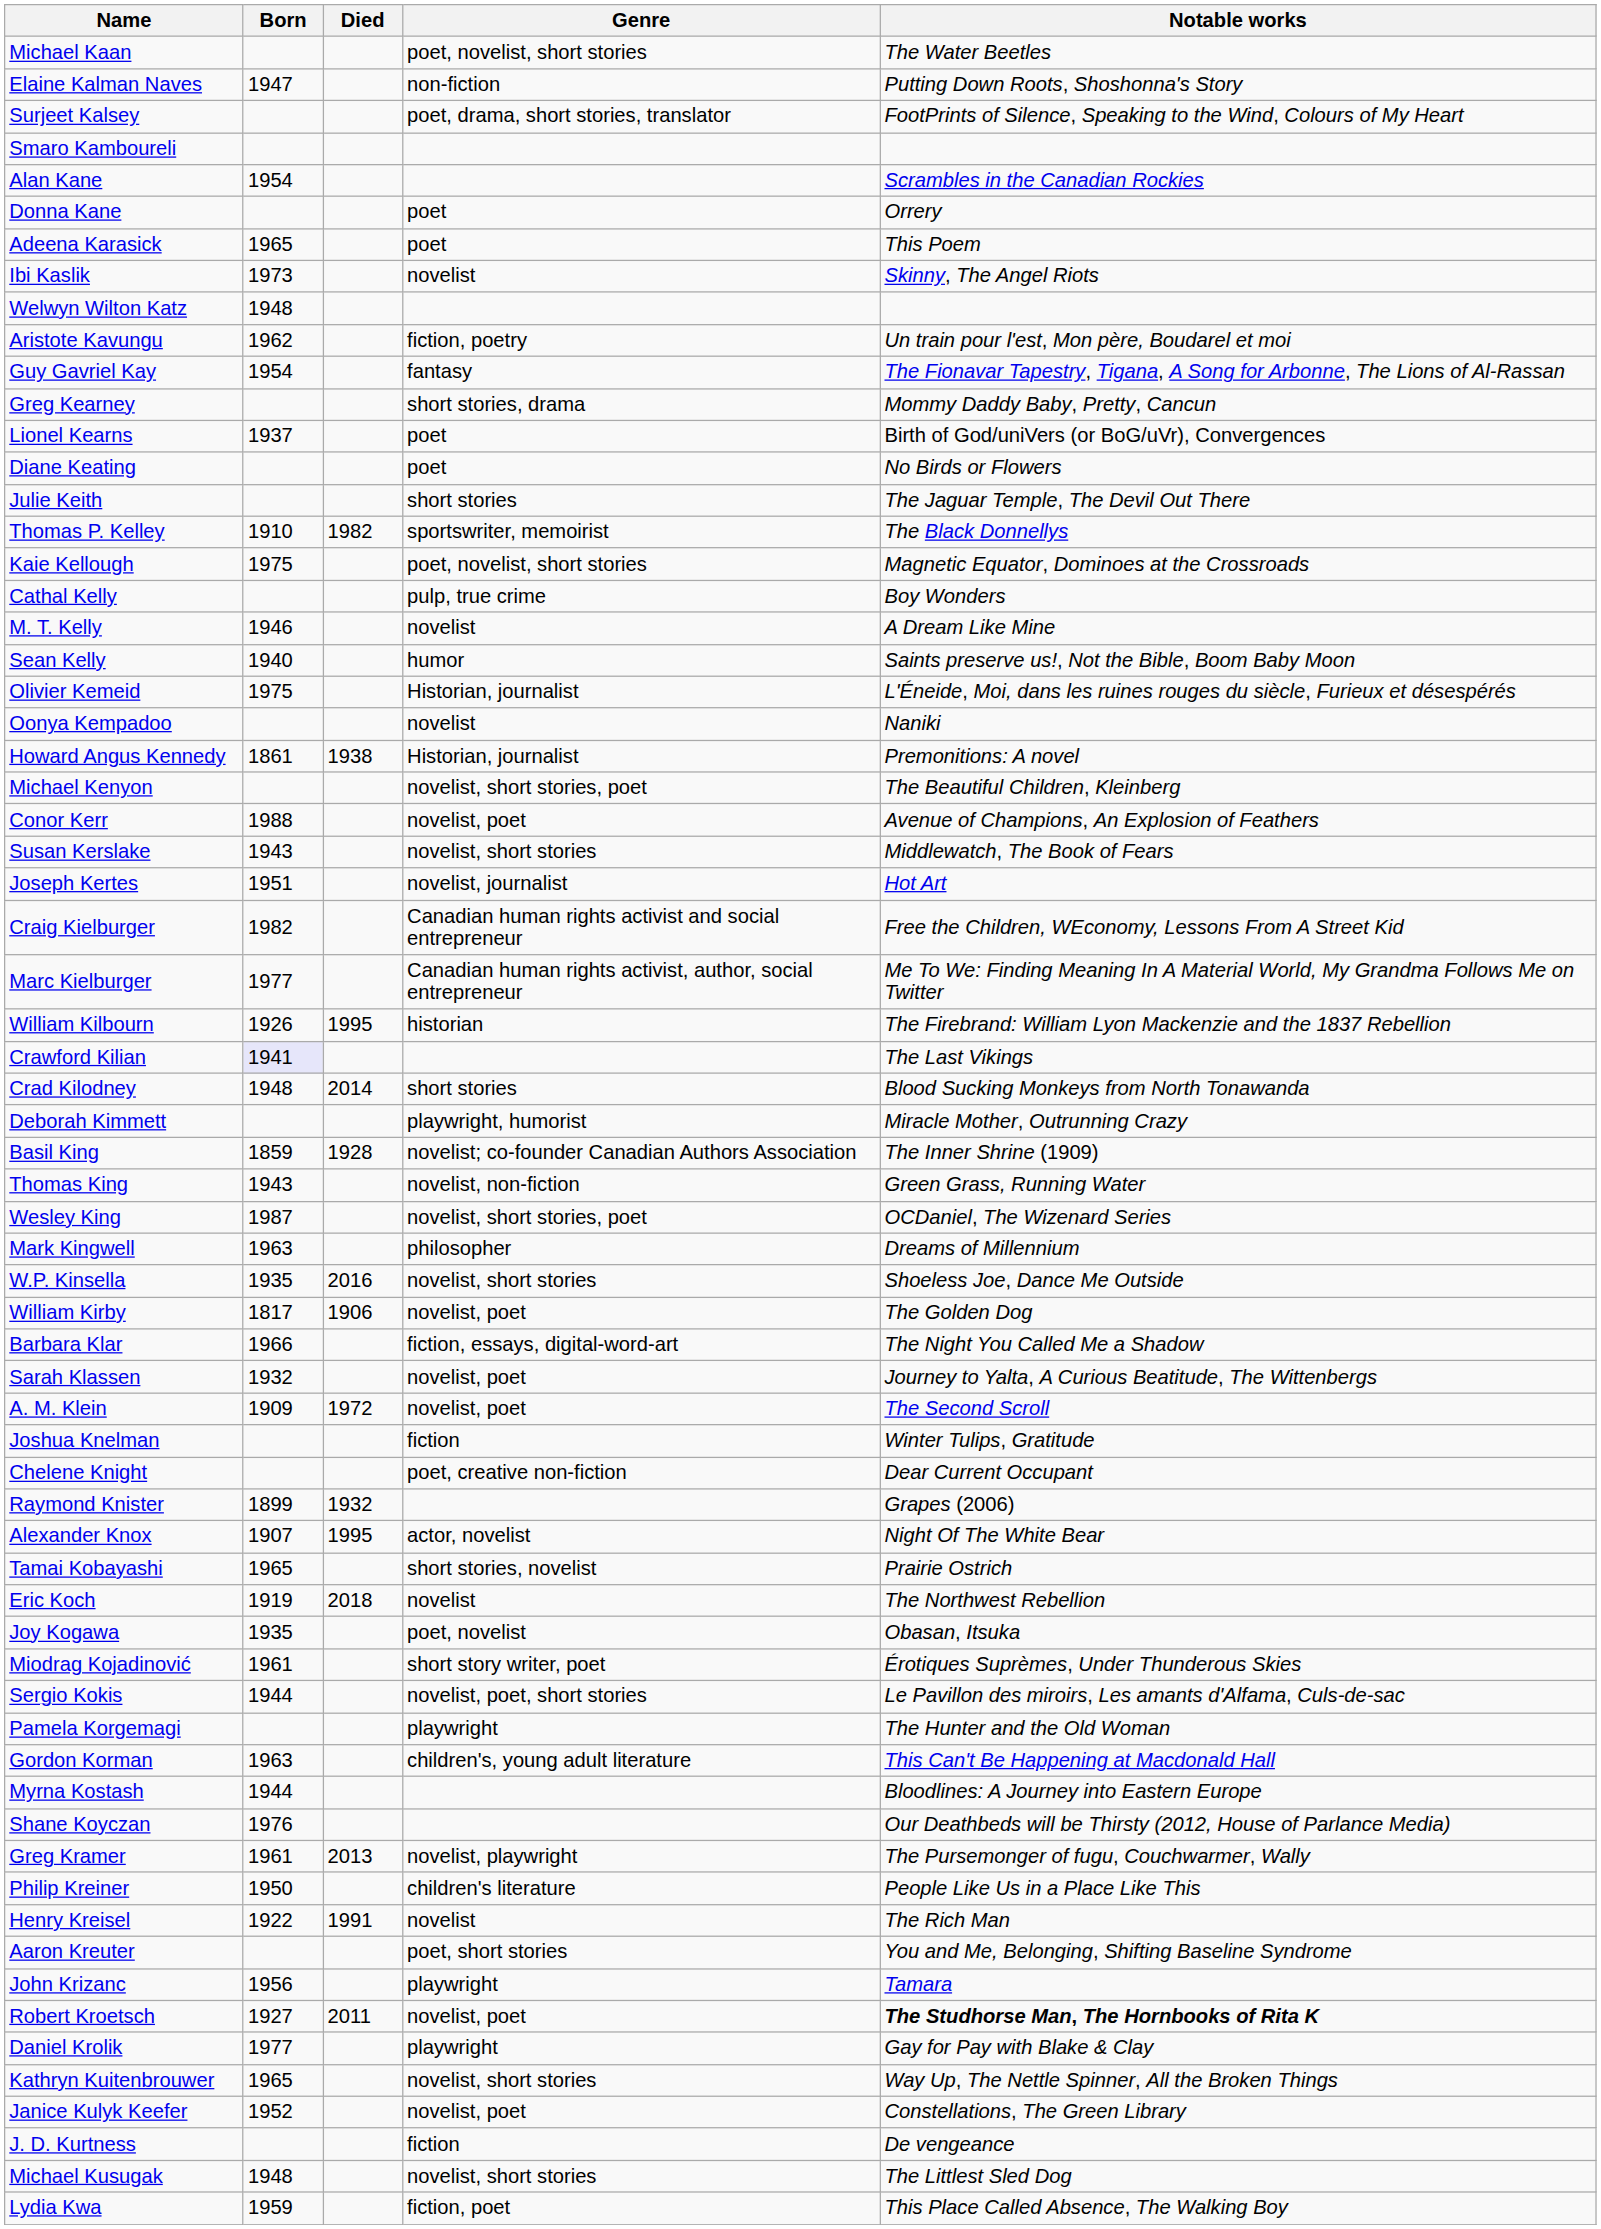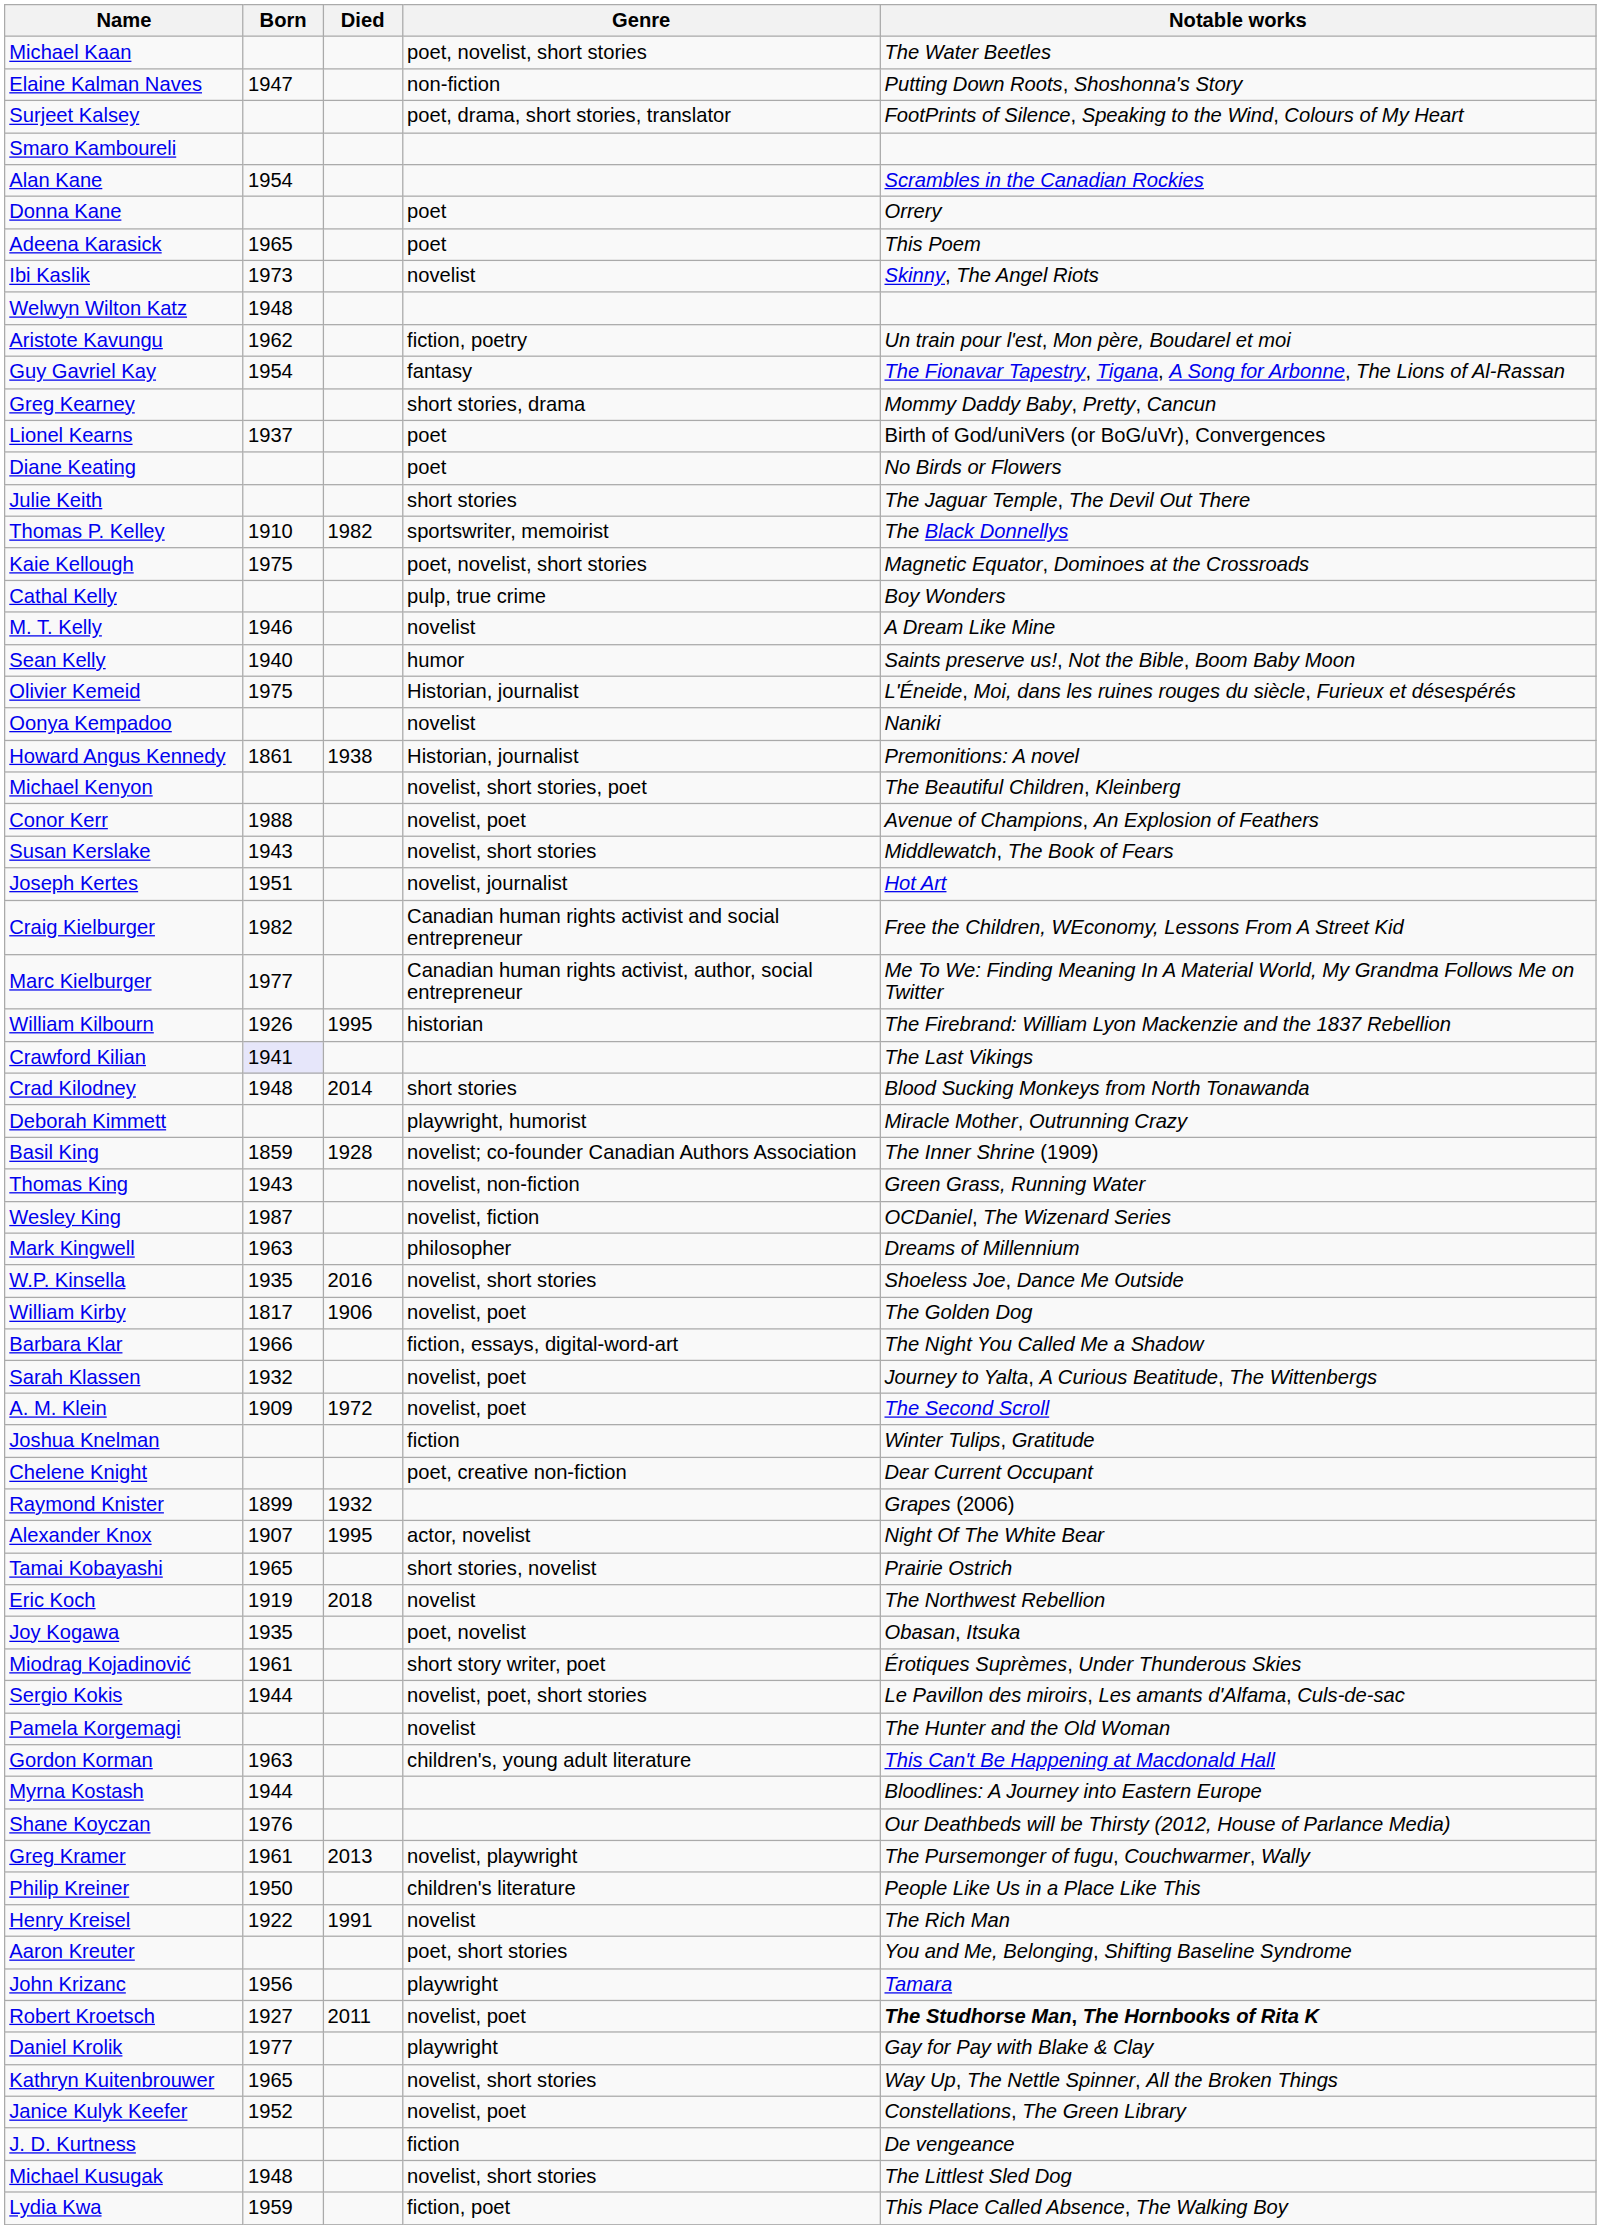(527, 1216) novelist, short stories, poet -> (473, 1216) novelist, fiction
(452, 1728) playwright -> (441, 1728) novelist
